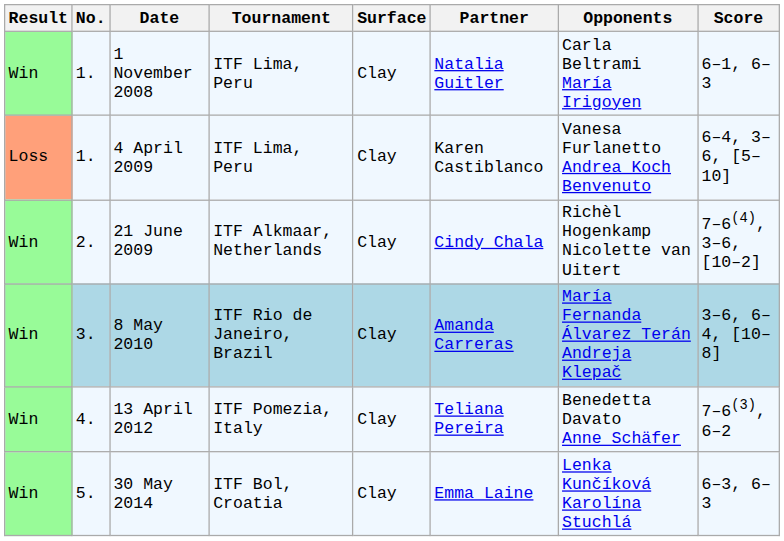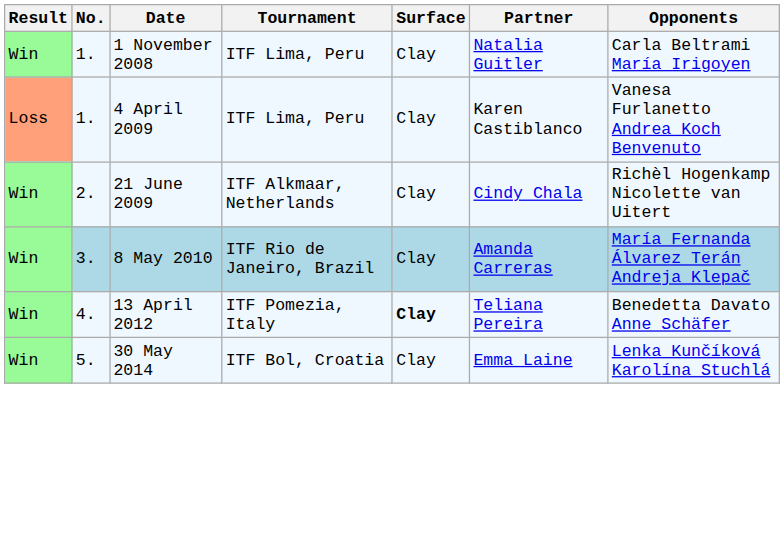- column: (738, 18)
(377, 419) normal -> (416, 315) bold
